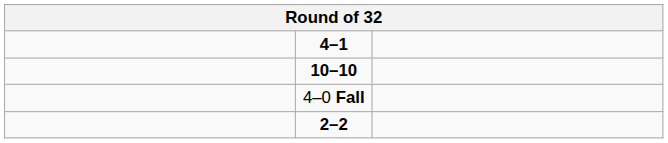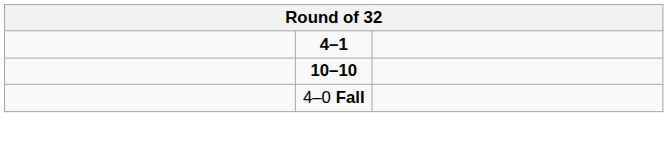- row: (334, 124)
